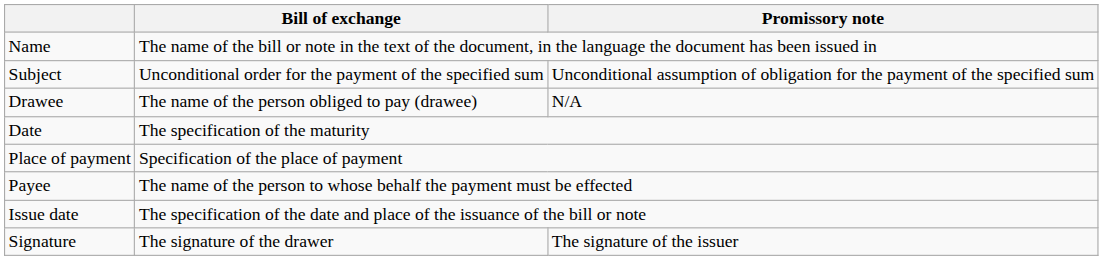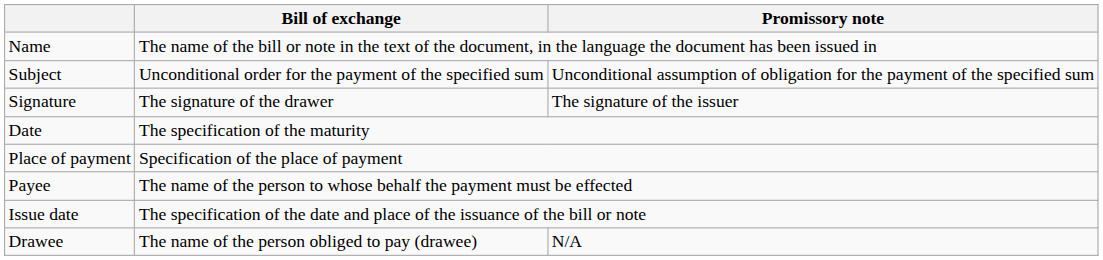rows swapped: (36, 102) <-> (42, 241)
